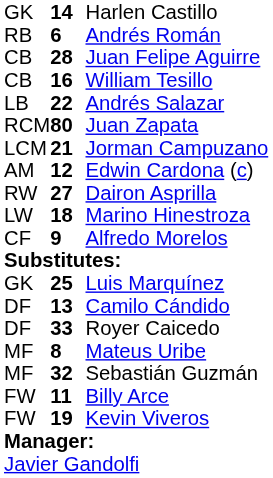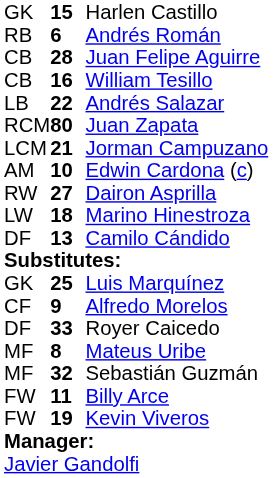(62, 12) 14 -> (62, 12) 15
(62, 170) 12 -> (62, 170) 10
rows swapped: (157, 238) <-> (158, 306)
